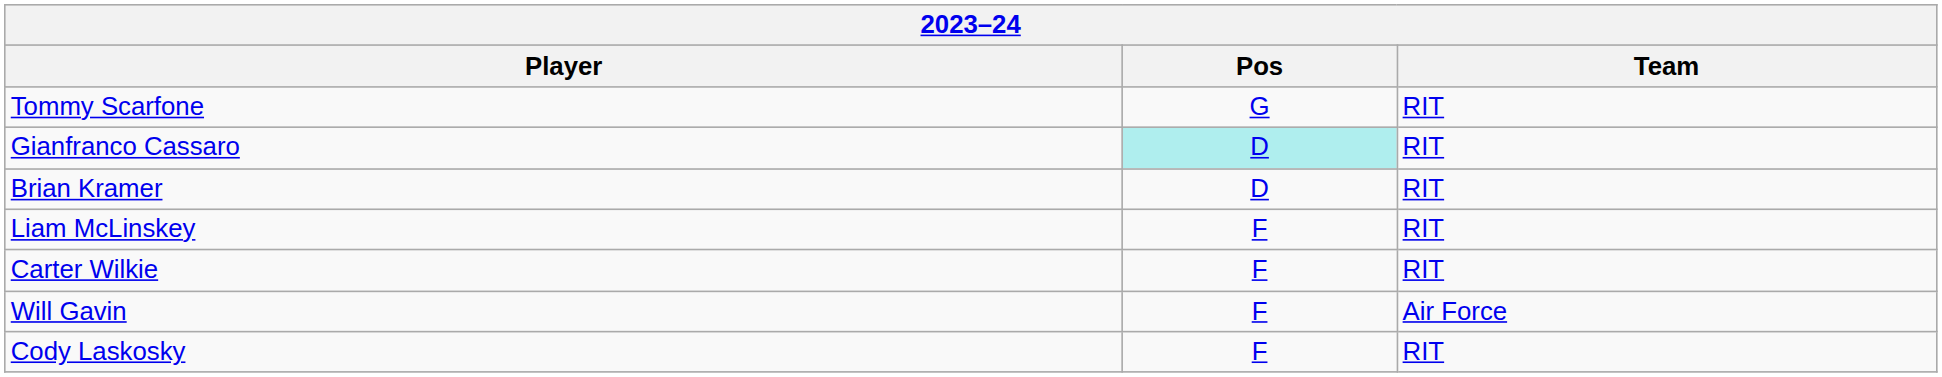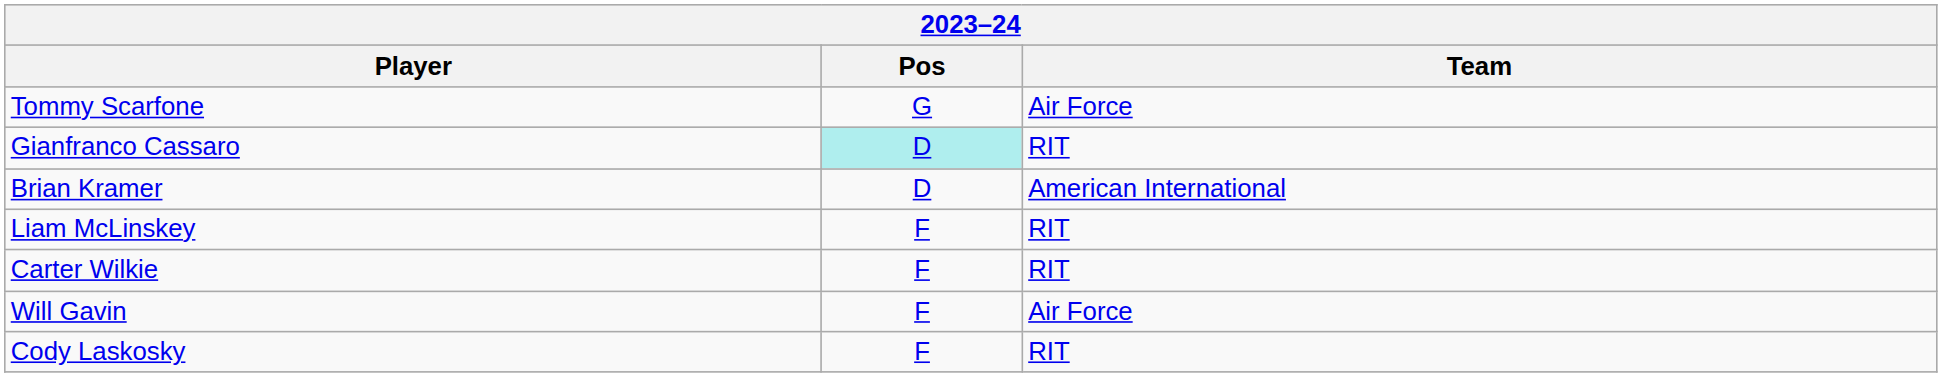(1423, 106) RIT -> (1080, 106) Air Force
(1423, 188) RIT -> (1157, 188) American International
